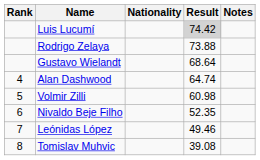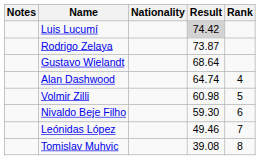columns swapped: (20, 12) <-> (238, 12)
(202, 46) 73.88 -> (206, 46) 73.87
(202, 113) 52.35 -> (206, 113) 59.30
